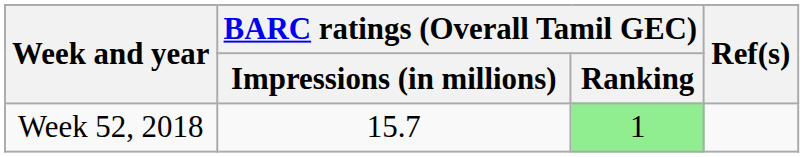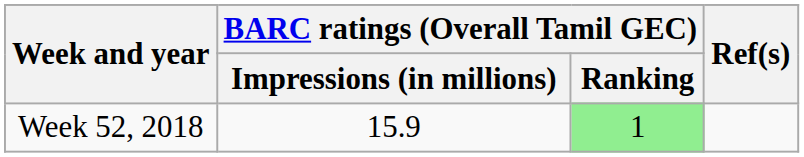(394, 126) 15.7 -> (394, 126) 15.9
